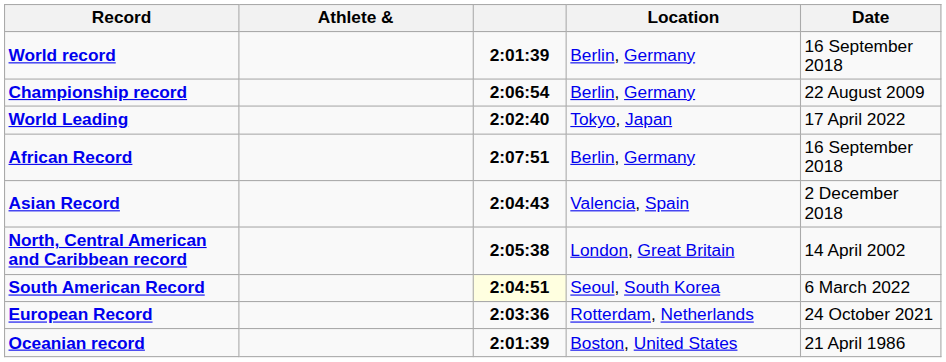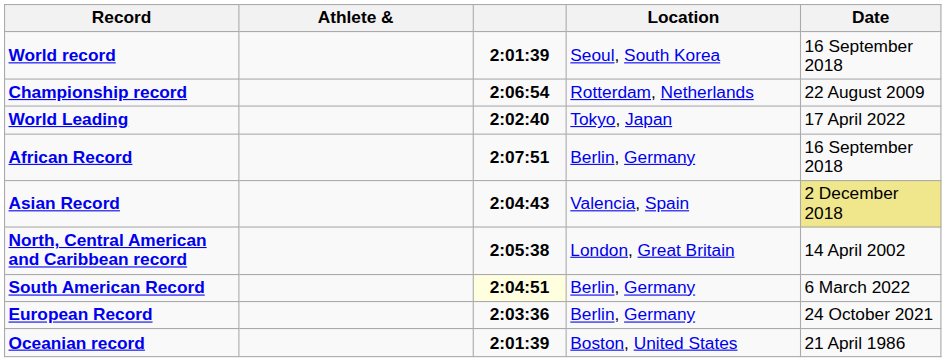(633, 55) Berlin, Germany -> (645, 55) Seoul, South Korea
(633, 92) Berlin, Germany -> (662, 92) Rotterdam, Netherlands
(851, 203) no background -> (851, 203) khaki background
(645, 287) Seoul, South Korea -> (633, 287) Berlin, Germany
(662, 315) Rotterdam, Netherlands -> (633, 315) Berlin, Germany
